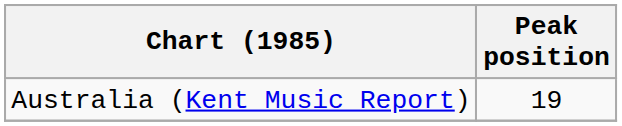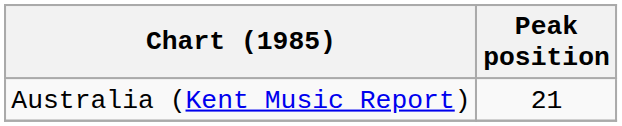(547, 100) 19 -> (547, 100) 21
